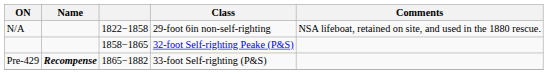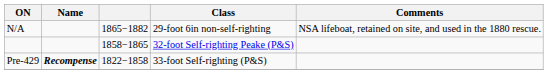(125, 28) 1822−1858 -> (125, 28) 1865−1882
(125, 61) 1865−1882 -> (125, 61) 1822−1858
